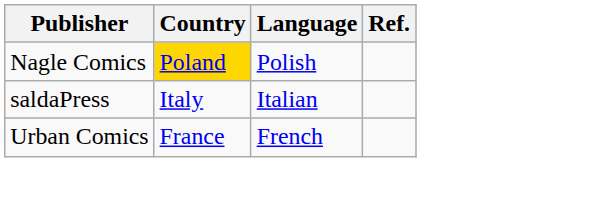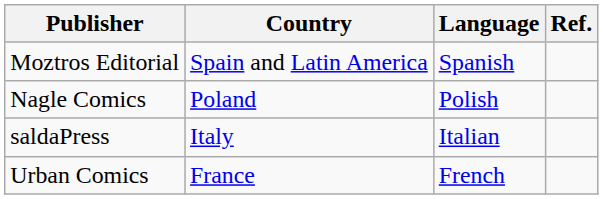+ row: (95, 61)
(193, 61) gold background -> (223, 99) no background
